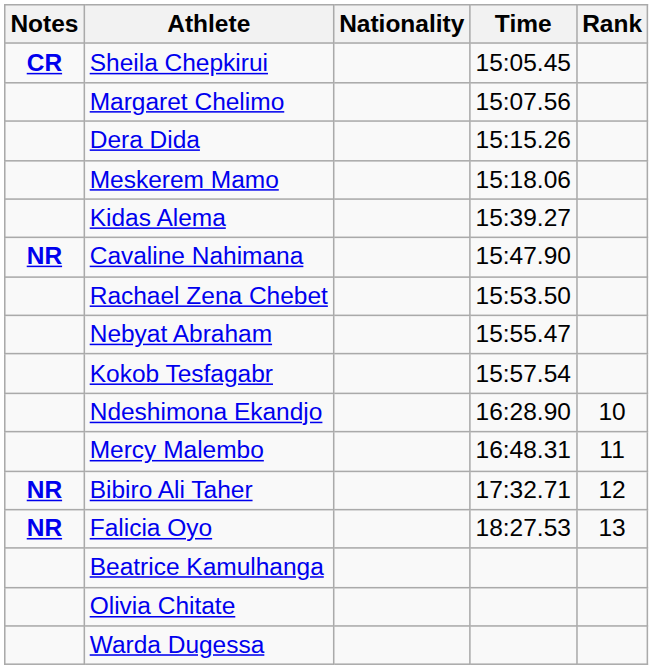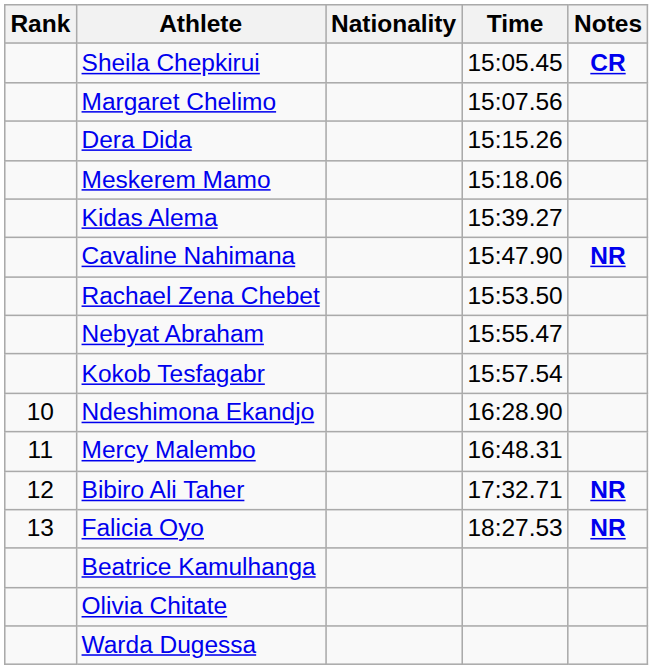columns swapped: (612, 23) <-> (44, 23)
